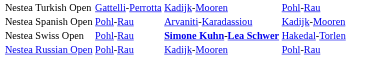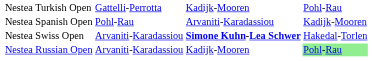(114, 36) Pohl-Rau -> (139, 36) Arvaniti-Karadassiou
(114, 50) Pohl-Rau -> (139, 50) Arvaniti-Karadassiou
(301, 50) no background -> (323, 50) lightgreen background
